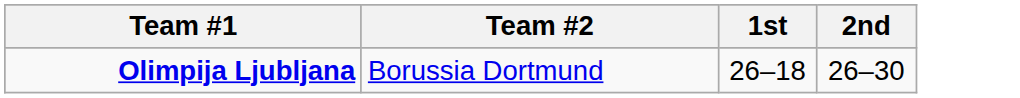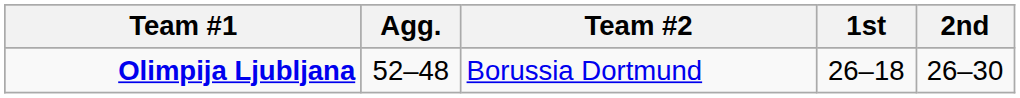+ column: (411, 26)
